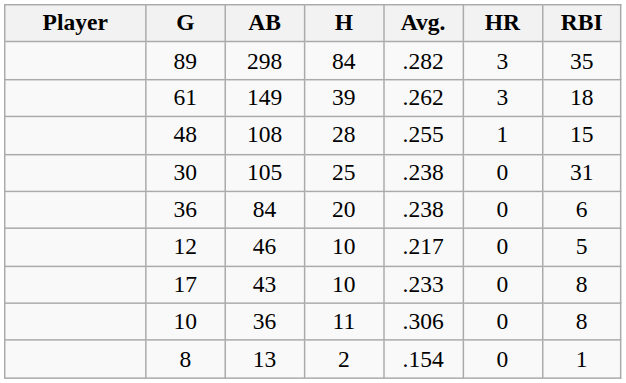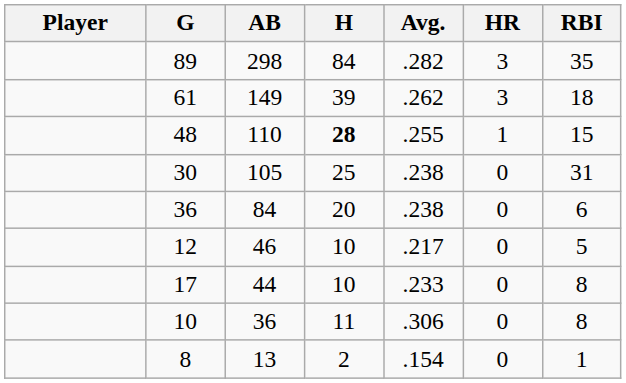(265, 135) 108 -> (265, 135) 110
(344, 135) normal -> (344, 135) bold
(265, 284) 43 -> (265, 284) 44
